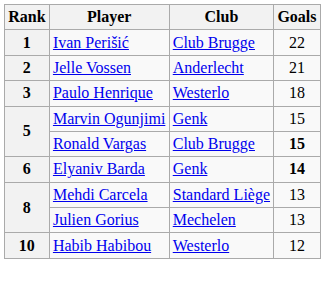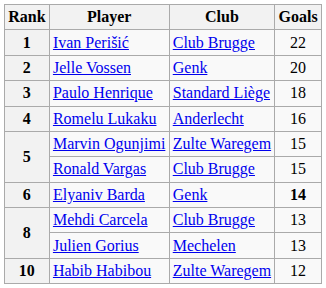(208, 67) Anderlecht -> (190, 67) Genk
(297, 67) 21 -> (298, 67) 20
(201, 93) Westerlo -> (221, 93) Standard Liège
+ row: (105, 118)
(190, 118) Genk -> (222, 144) Zulte Waregem
(297, 144) bold -> (298, 169) normal
(221, 194) Standard Liège -> (214, 220) Club Brugge
(201, 245) Westerlo -> (222, 270) Zulte Waregem
